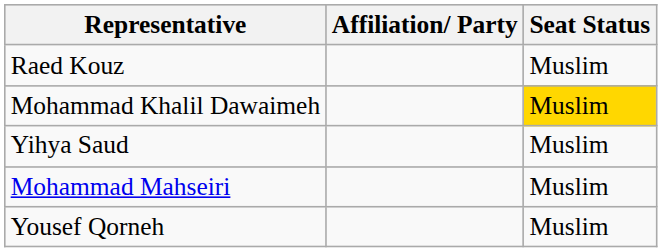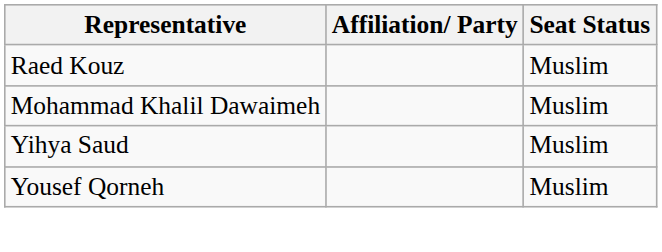(569, 105) gold background -> (569, 105) no background
- row: (121, 186)
